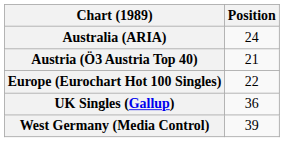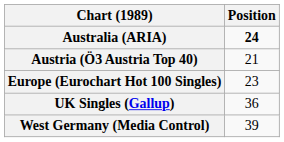(252, 37) normal -> (252, 37) bold
(252, 81) 22 -> (252, 81) 23
